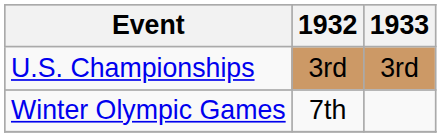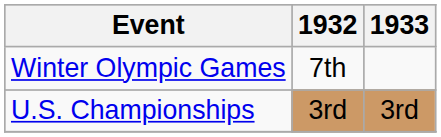rows swapped: (148, 110) <-> (133, 68)
